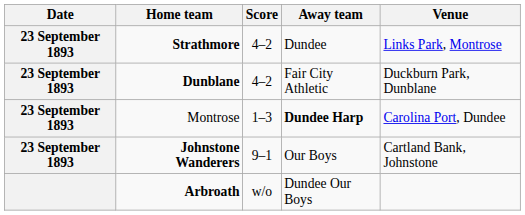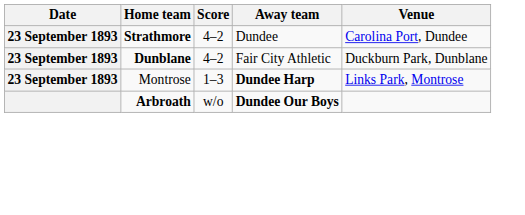(443, 44) Links Park, Montrose -> (406, 36) Carolina Port, Dundee
(444, 118) Carolina Port, Dundee -> (404, 79) Links Park, Montrose
- row: (207, 155)
(318, 191) normal -> (287, 101) bold
